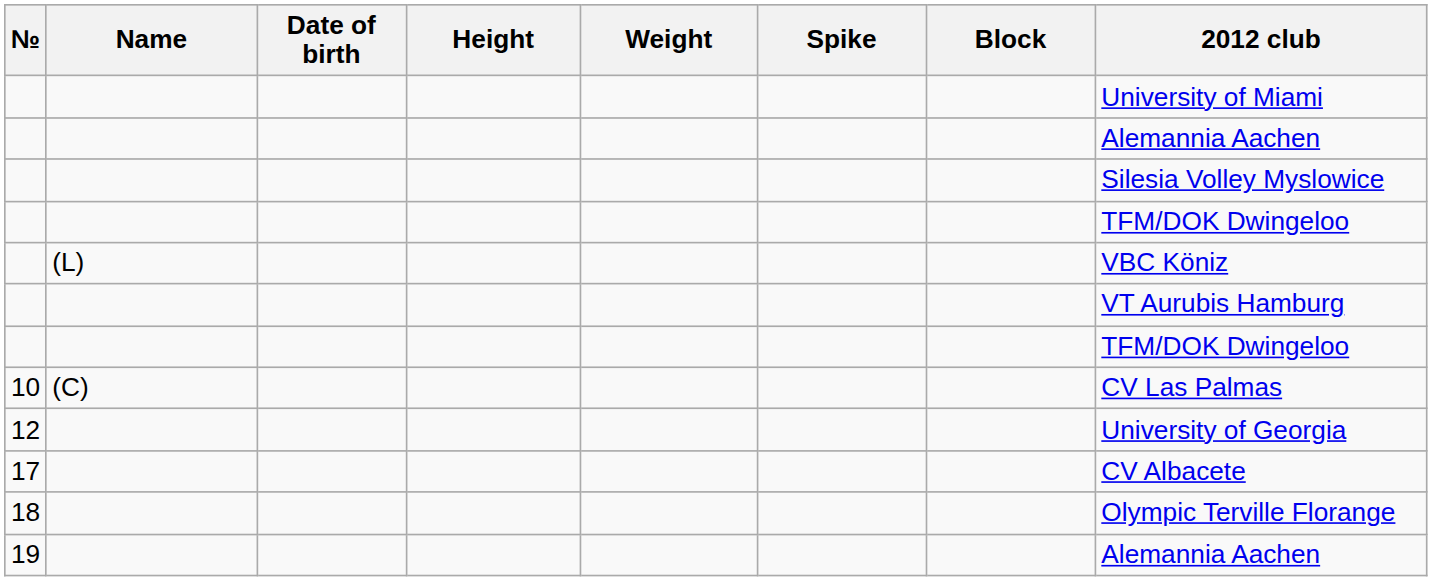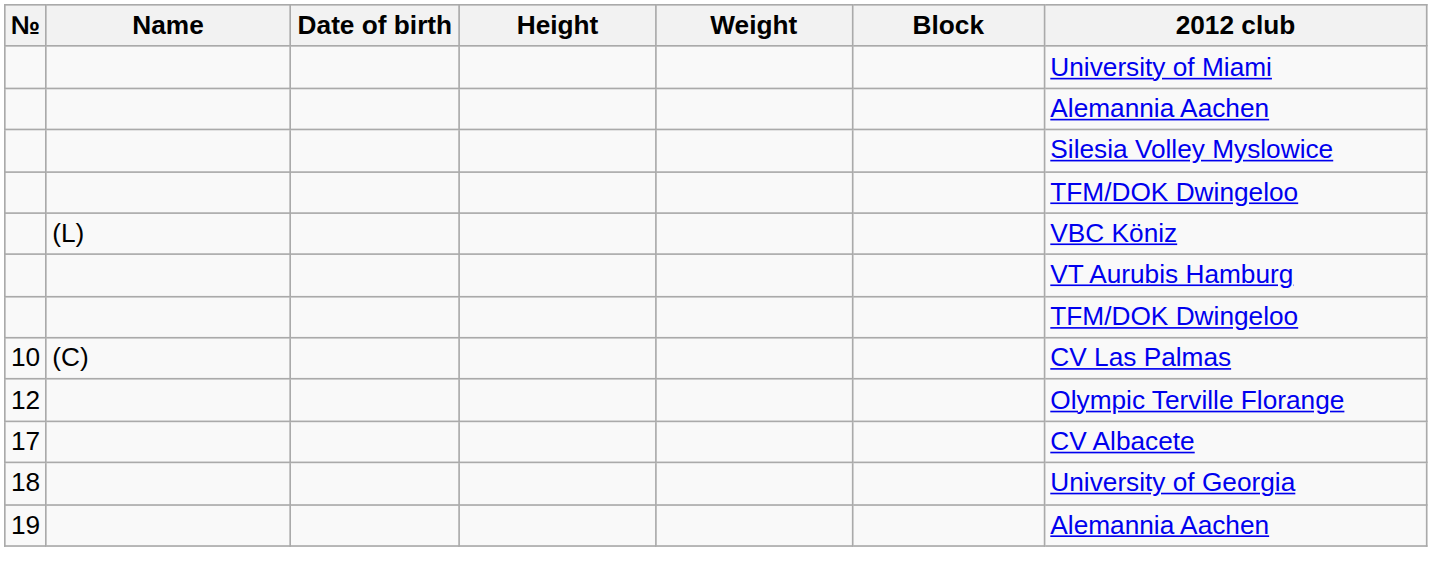- column: (842, 40)
(1224, 429) University of Georgia -> (1197, 399) Olympic Terville Florange
(1248, 512) Olympic Terville Florange -> (1173, 483) University of Georgia
